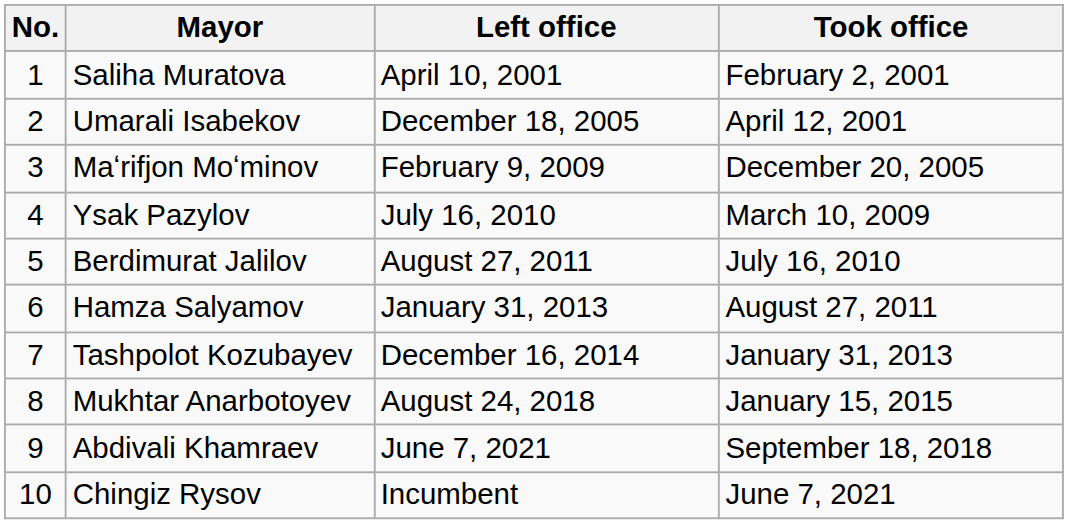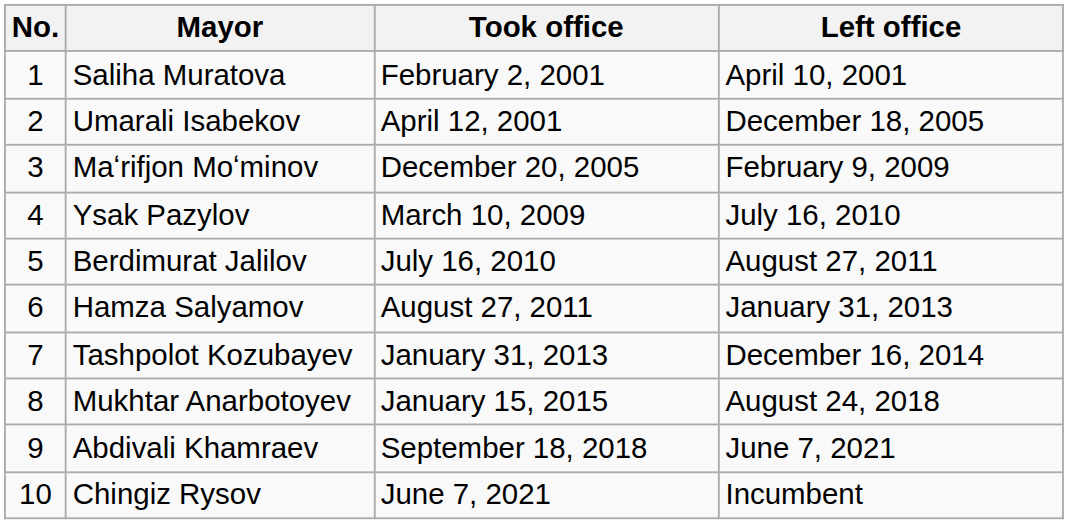columns swapped: (891, 27) <-> (546, 27)
